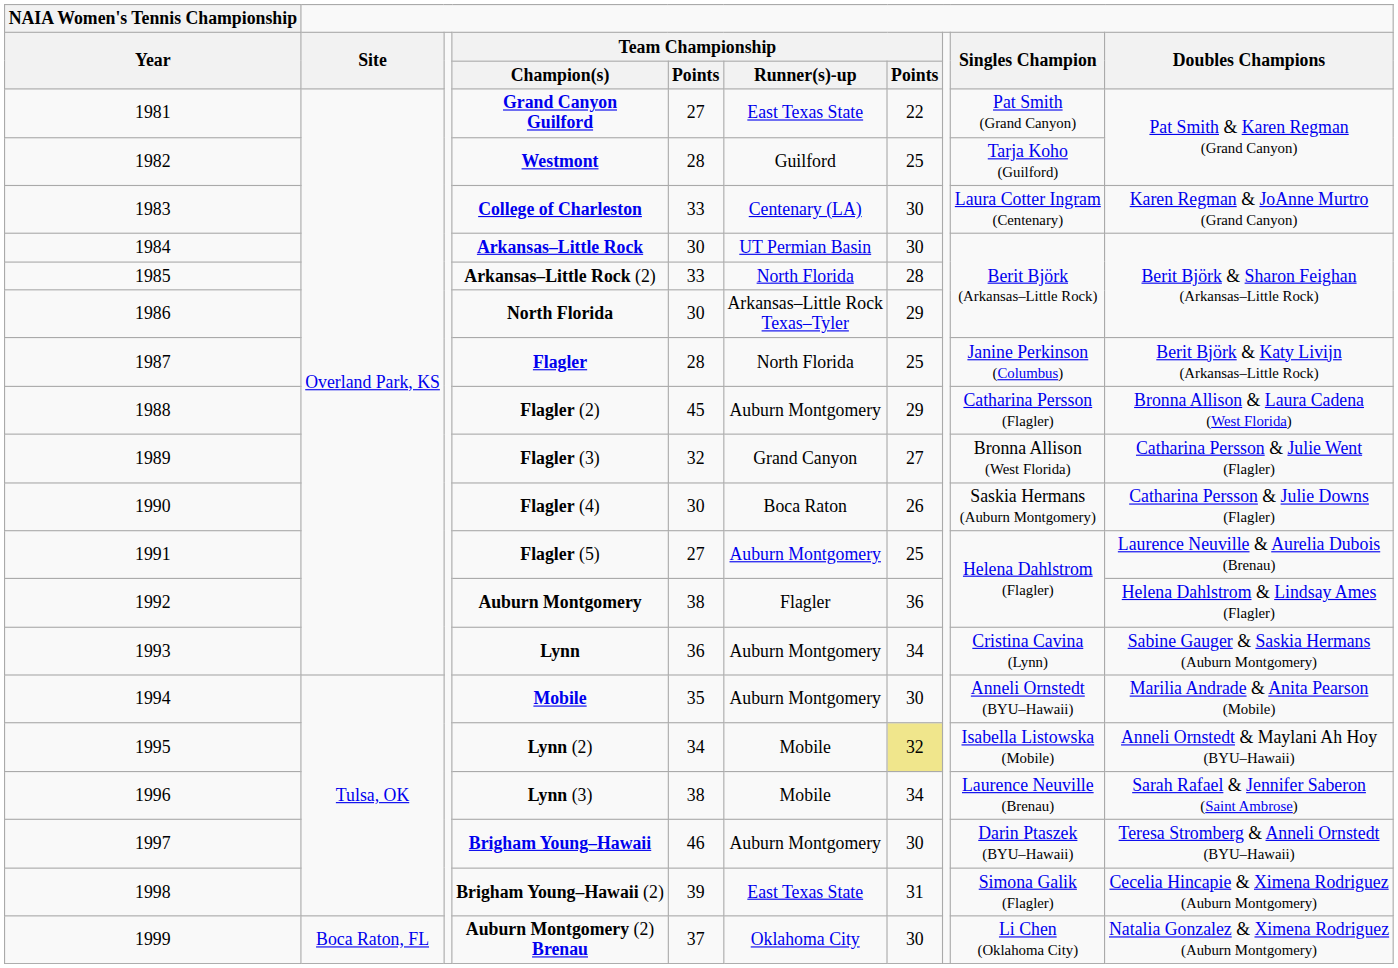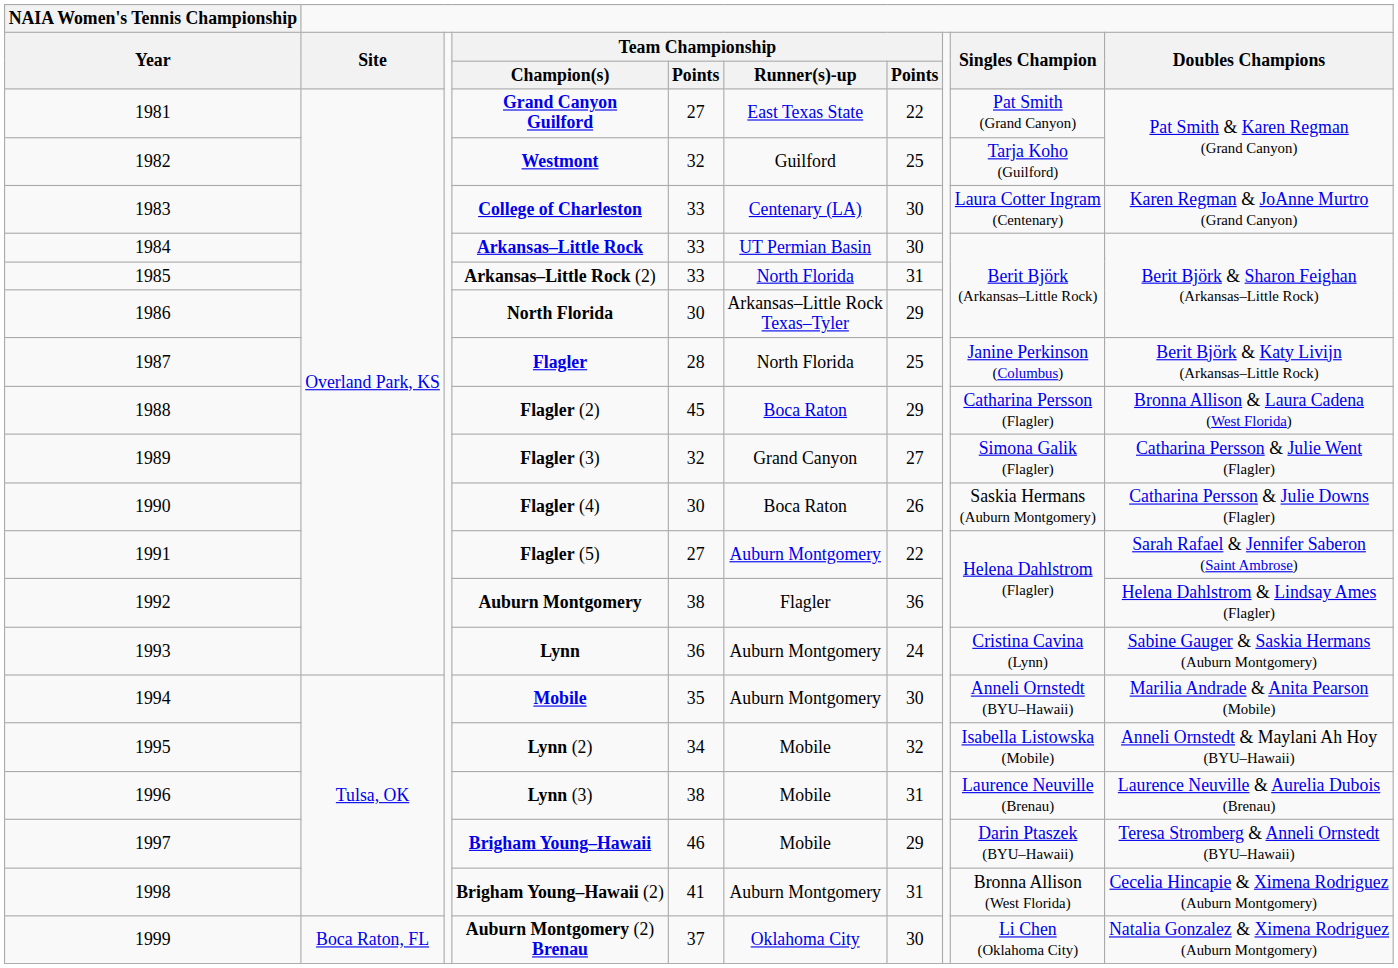(696, 161) 28 -> (696, 161) 32
(696, 247) 30 -> (696, 247) 33
(915, 275) 28 -> (915, 275) 31
(805, 410) Auburn Montgomery -> (805, 410) Boca Raton
(1028, 458) Bronna Allison (West Florida) -> (1028, 458) Simona Galik (Flagler)
(915, 554) 25 -> (915, 554) 22
(1249, 554) Laurence Neuville & Aurelia Dubois (Brenau) -> (1249, 554) Sarah Rafael & Jennifer Saberon (Saint Ambrose)
(915, 650) 34 -> (915, 650) 24
(915, 747) khaki background -> (915, 747) no background
(915, 795) 34 -> (915, 795) 31
(1249, 795) Sarah Rafael & Jennifer Saberon (Saint Ambrose) -> (1249, 795) Laurence Neuville & Aurelia Dubois (Brenau)
(805, 843) Auburn Montgomery -> (805, 843) Mobile
(915, 843) 30 -> (915, 843) 29
(696, 891) 39 -> (696, 891) 41
(805, 891) East Texas State -> (805, 891) Auburn Montgomery
(1028, 891) Simona Galik (Flagler) -> (1028, 891) Bronna Allison (West Florida)
